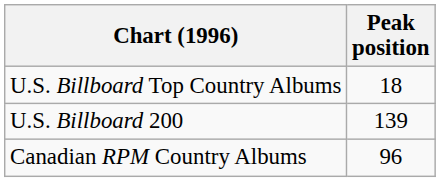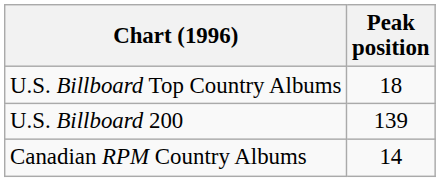(391, 157) 96 -> (391, 157) 14
